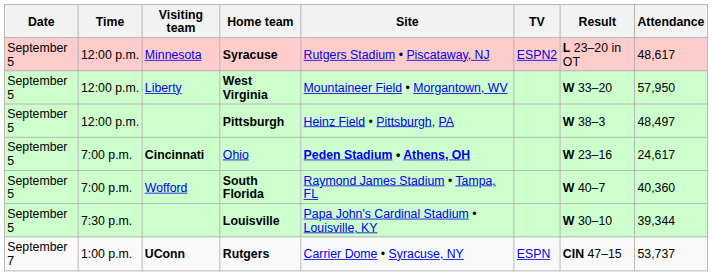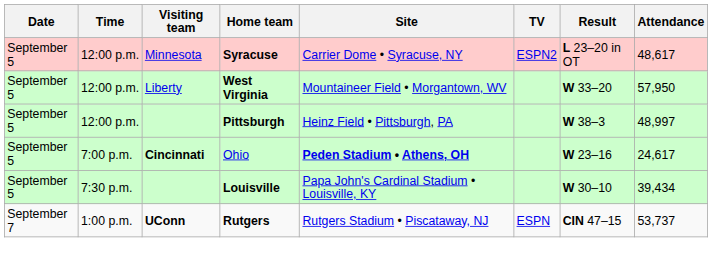(397, 54) Rutgers Stadium • Piscataway, NJ -> (383, 54) Carrier Dome • Syracuse, NY
(656, 121) 48,497 -> (656, 121) 48,997
- row: (243, 188)
(656, 221) 39,344 -> (656, 188) 39,434
(384, 254) Carrier Dome • Syracuse, NY -> (395, 221) Rutgers Stadium • Piscataway, NJ
